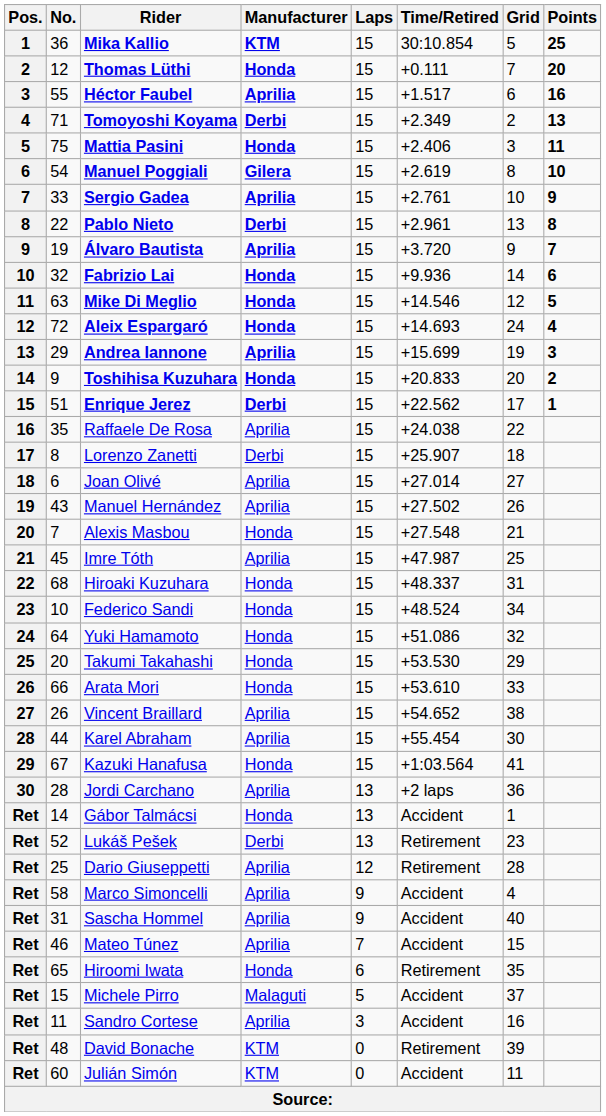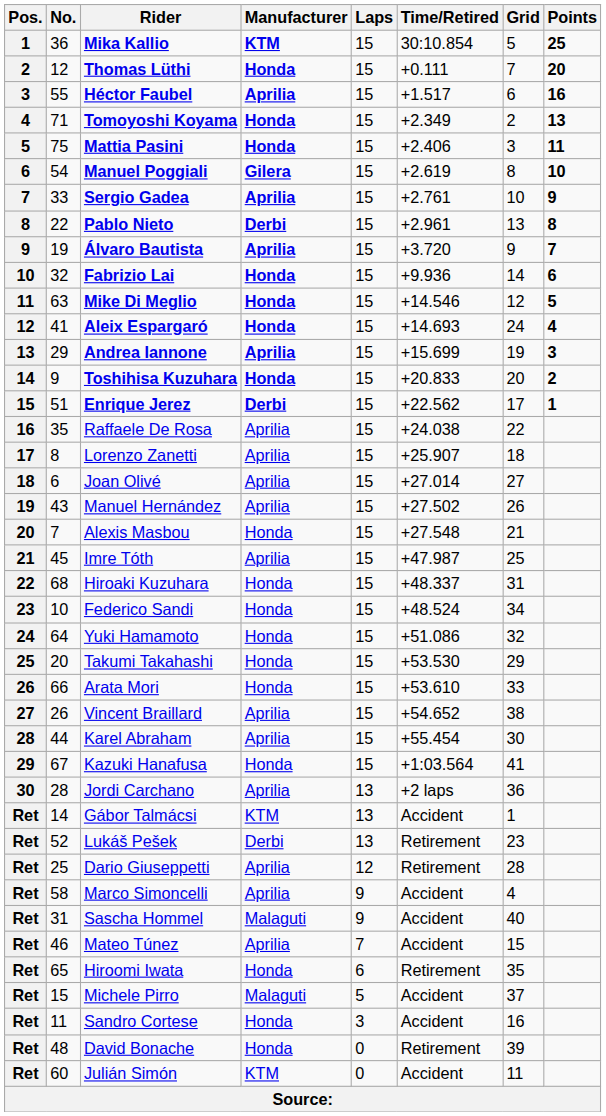(265, 121) Derbi -> (270, 121) Honda
(59, 327) 72 -> (59, 327) 41
(264, 455) Derbi -> (267, 455) Aprilia
(269, 816) Honda -> (262, 816) KTM
(267, 919) Aprilia -> (275, 919) Malaguti
(267, 1022) Aprilia -> (269, 1022) Honda
(262, 1047) KTM -> (269, 1047) Honda
